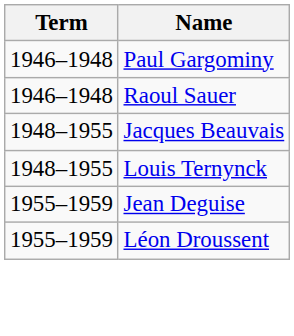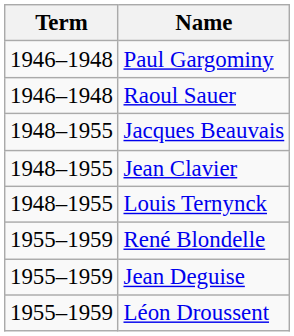+ row: (180, 167)
+ row: (194, 240)
